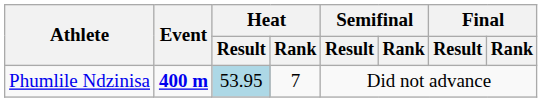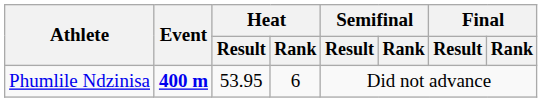(241, 81) lightblue background -> (241, 81) no background
(295, 81) 7 -> (295, 81) 6
